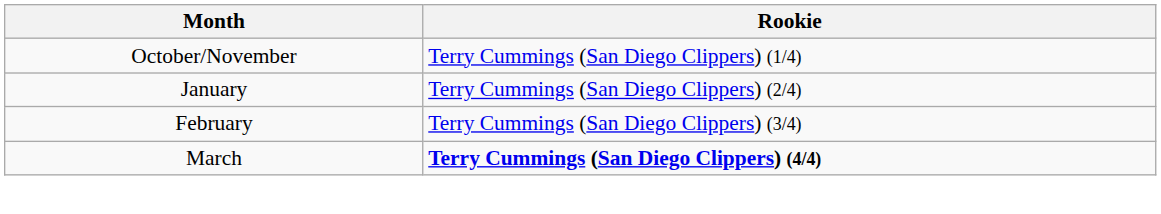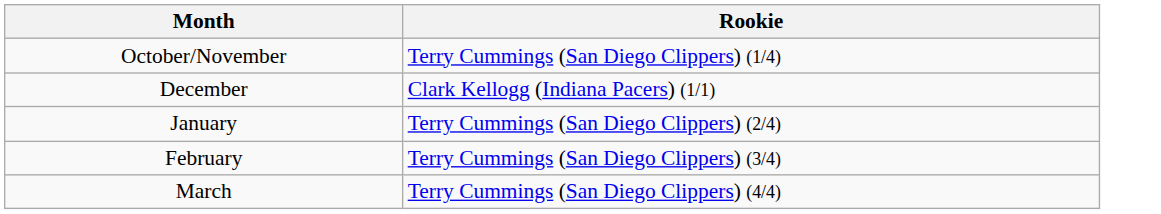+ row: (204, 89)
(625, 157) bold -> (594, 191) normal
